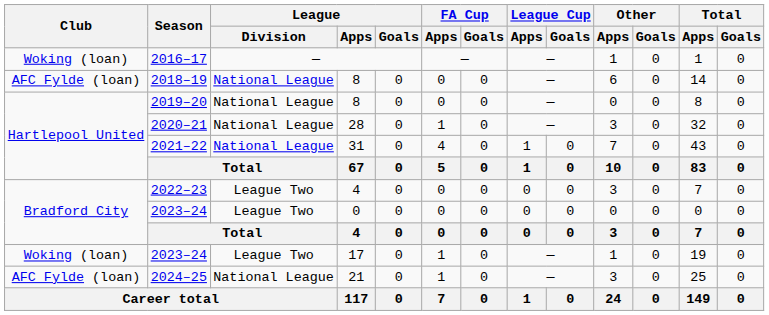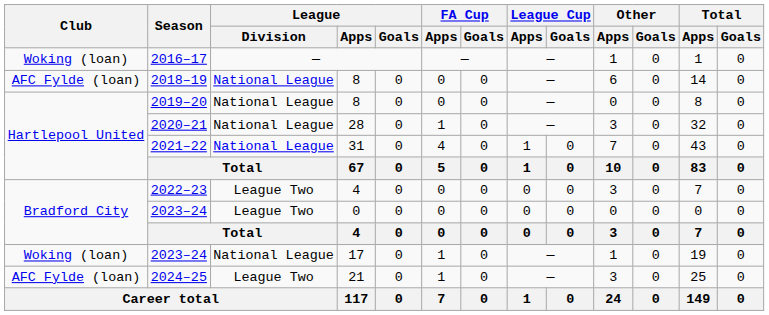(274, 255) League Two -> (274, 255) National League
(274, 277) National League -> (274, 277) League Two
